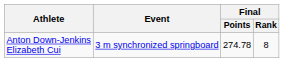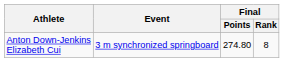(237, 45) 274.78 -> (237, 45) 274.80
